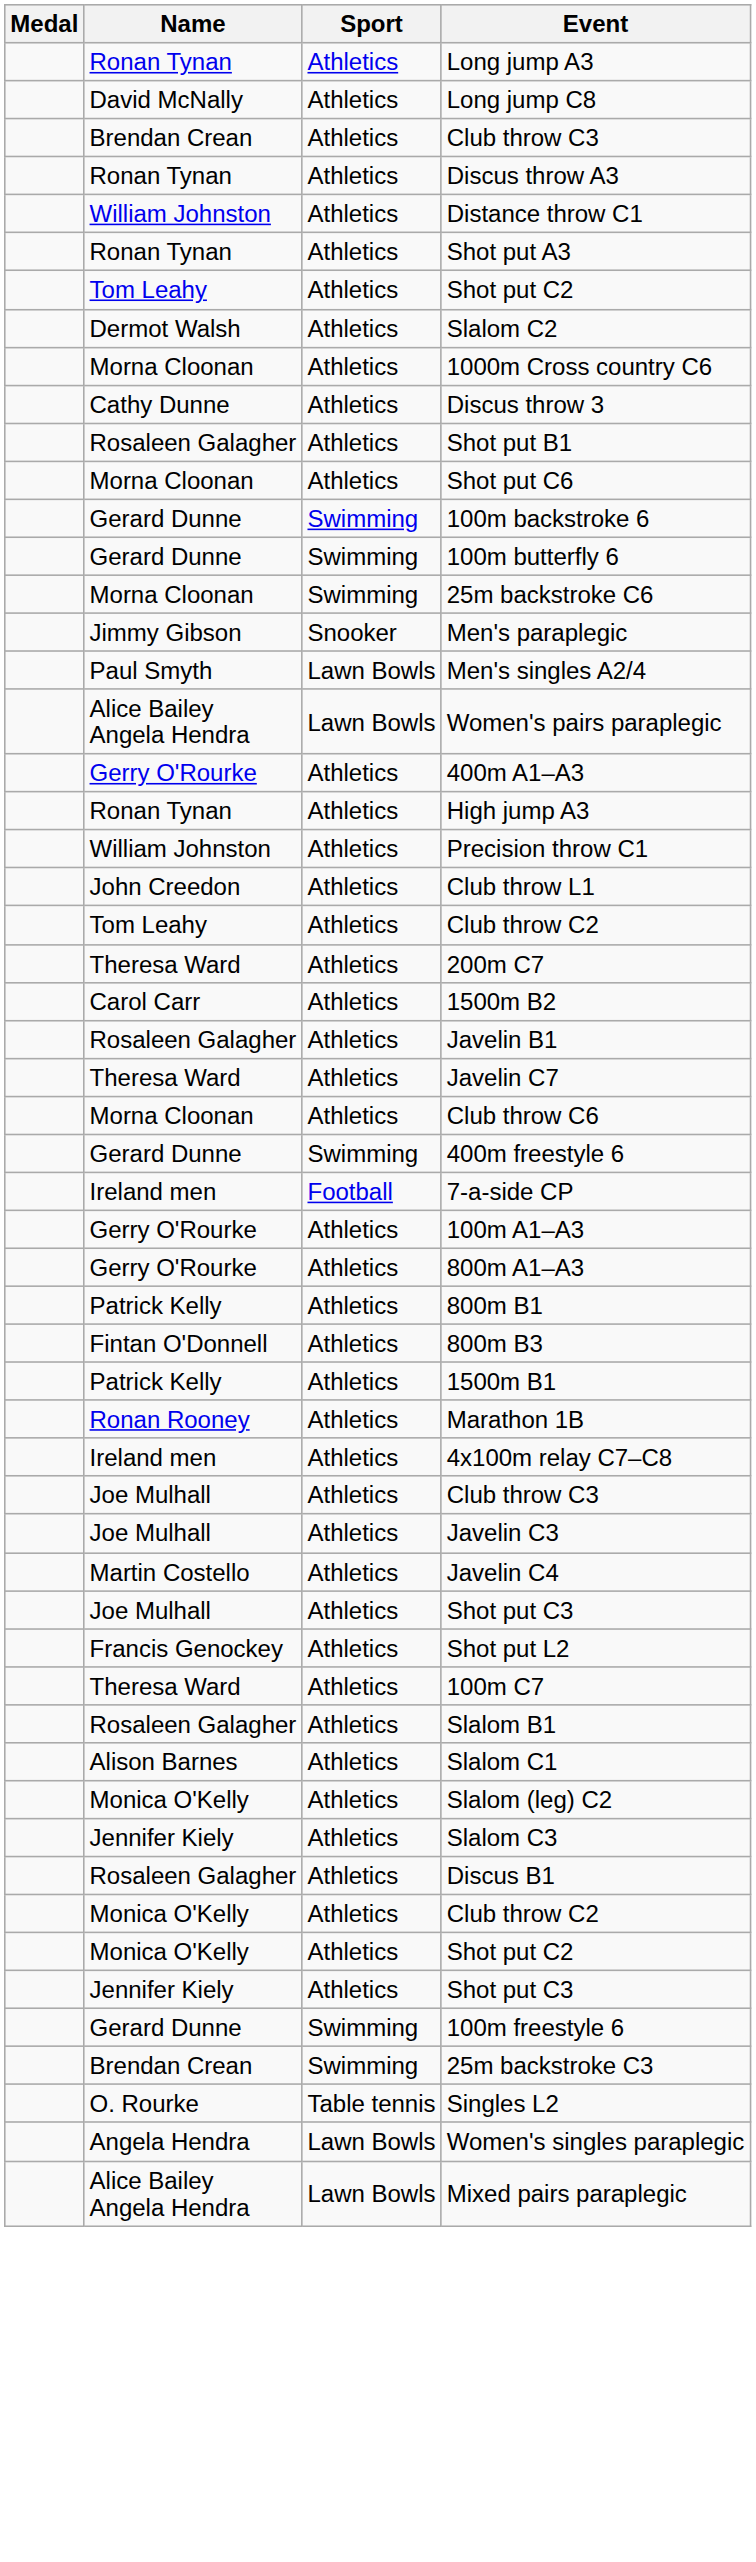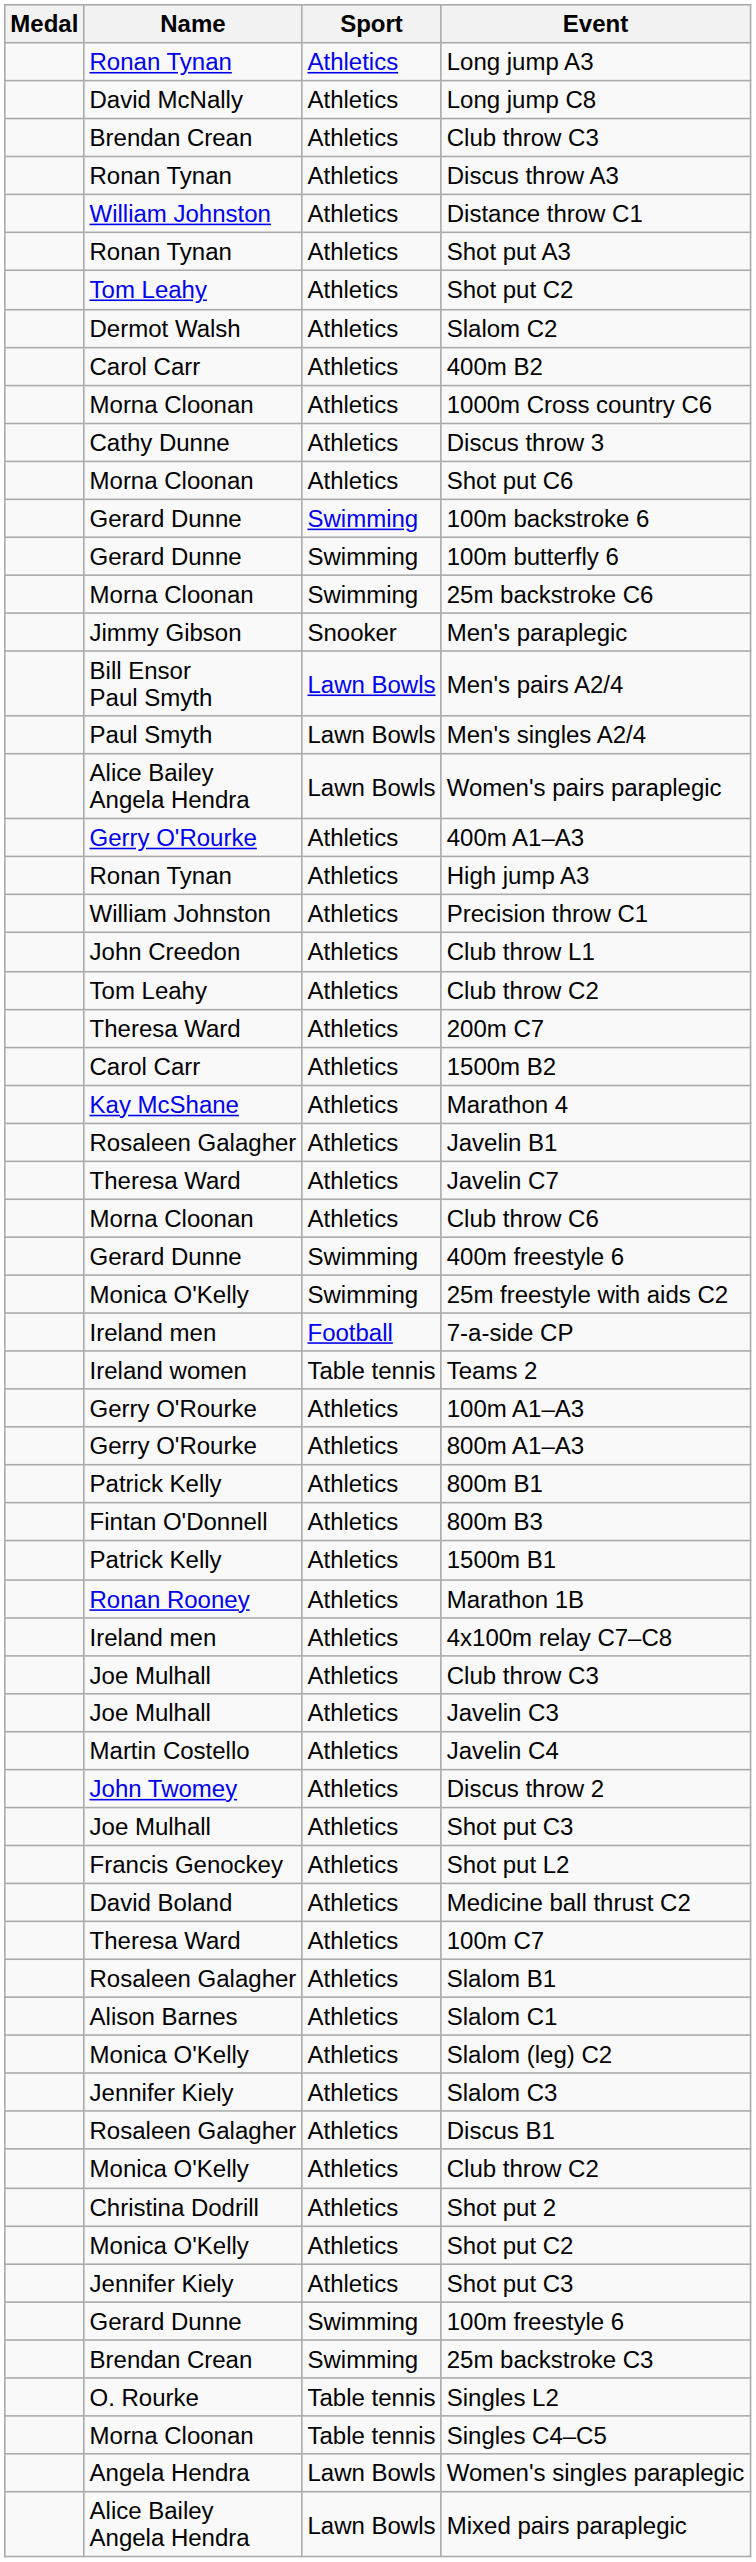+ row: (145, 366)
- row: (193, 442)
+ row: (151, 684)
+ row: (164, 1104)
+ row: (169, 1294)
+ row: (168, 1370)
+ row: (163, 1789)
+ row: (161, 1903)
+ row: (174, 2207)
+ row: (172, 2435)
